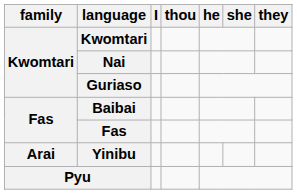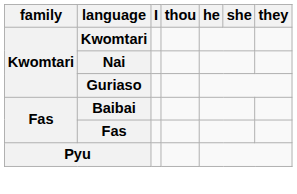- row: (114, 154)
